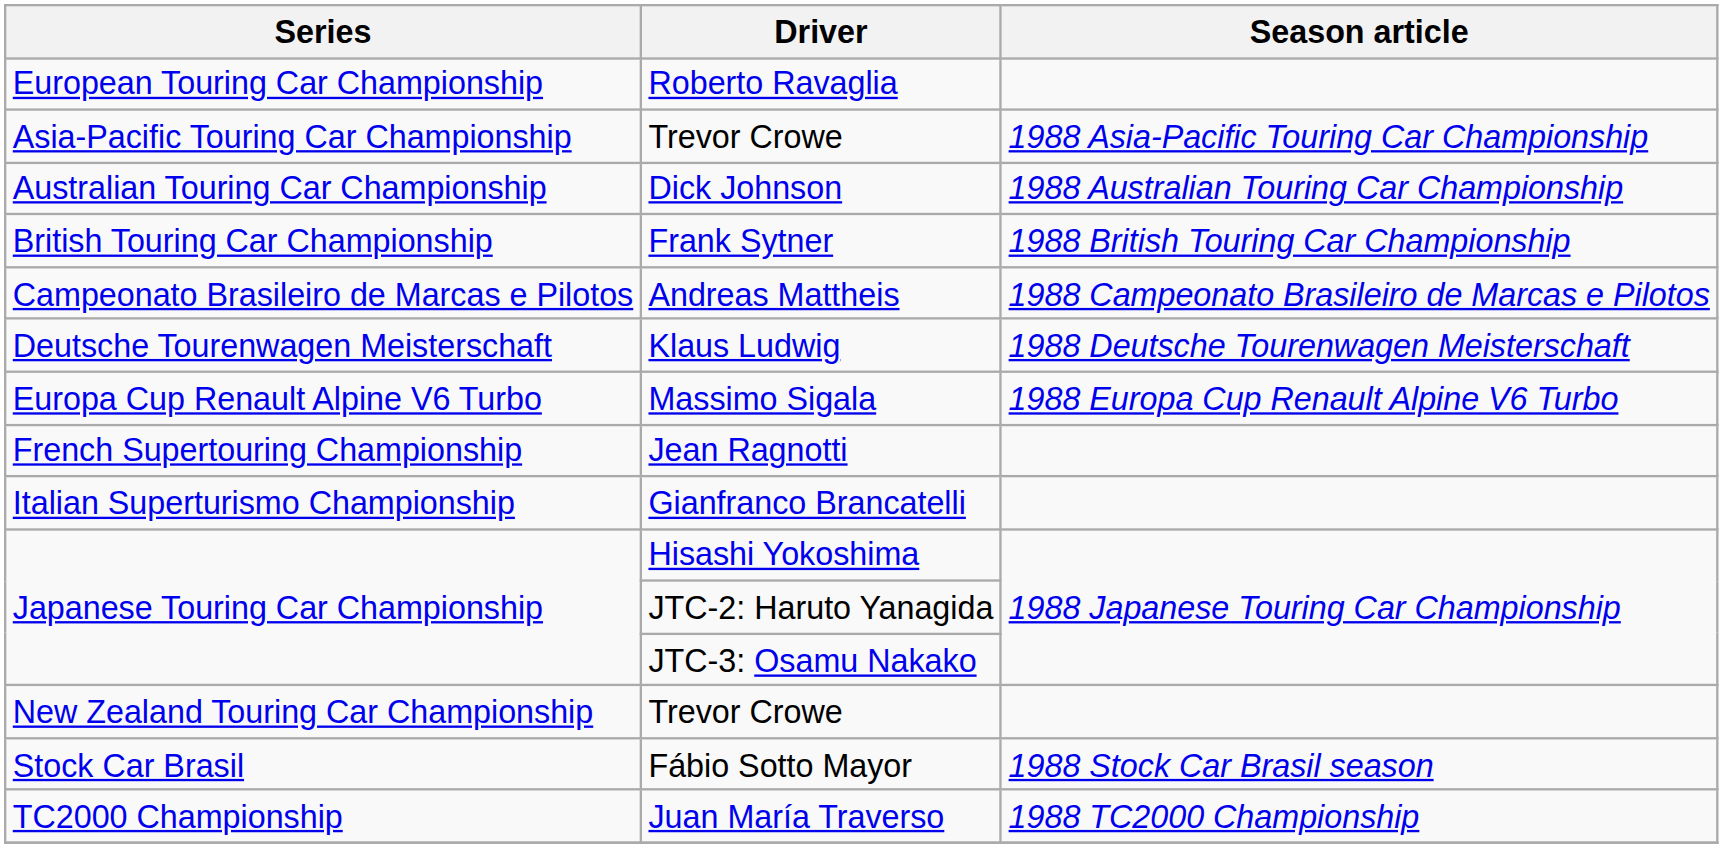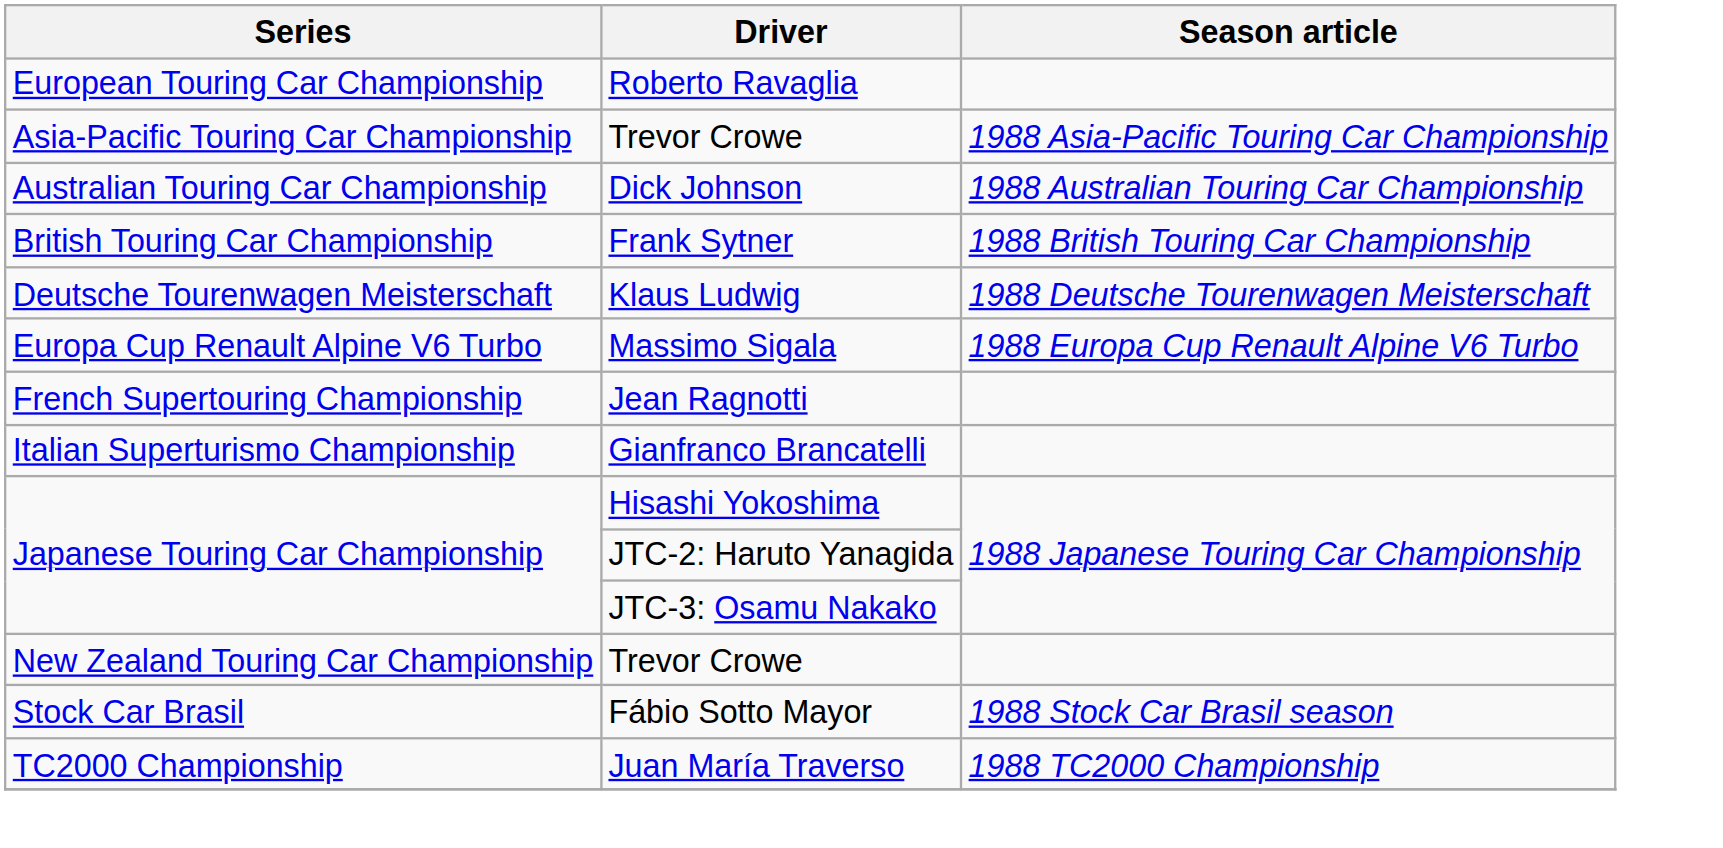- row: (323, 293)
